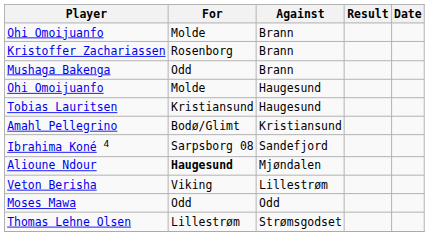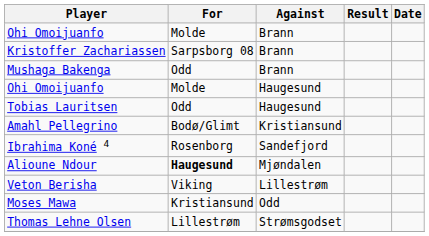(202, 51) Rosenborg -> (212, 51) Sarpsborg 08
(212, 107) Kristiansund -> (181, 107) Odd
(212, 146) Sarpsborg 08 -> (202, 146) Rosenborg
(181, 203) Odd -> (212, 203) Kristiansund
